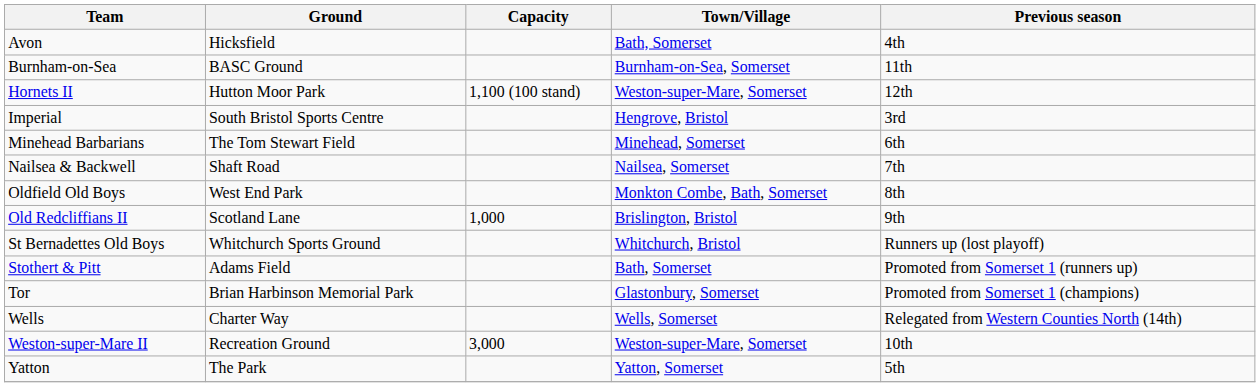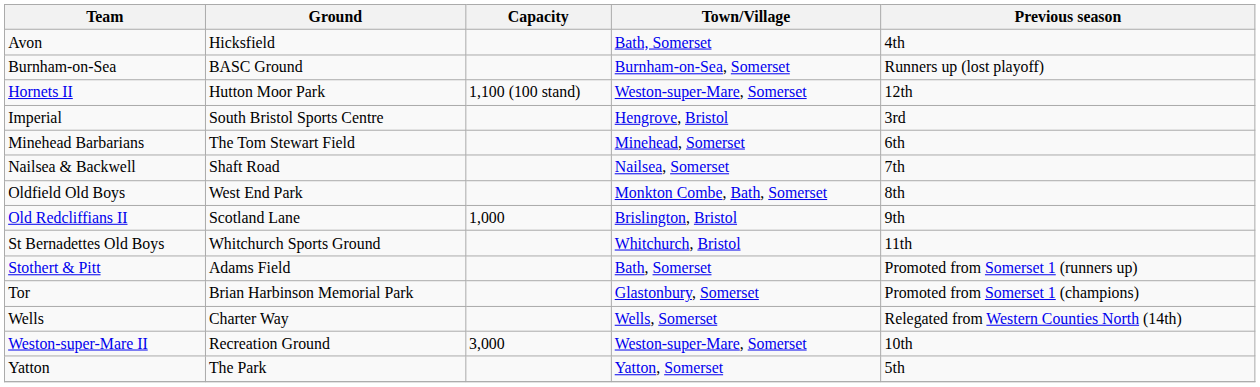(898, 67) 11th -> (964, 67) Runners up (lost playoff)
(964, 243) Runners up (lost playoff) -> (898, 243) 11th
